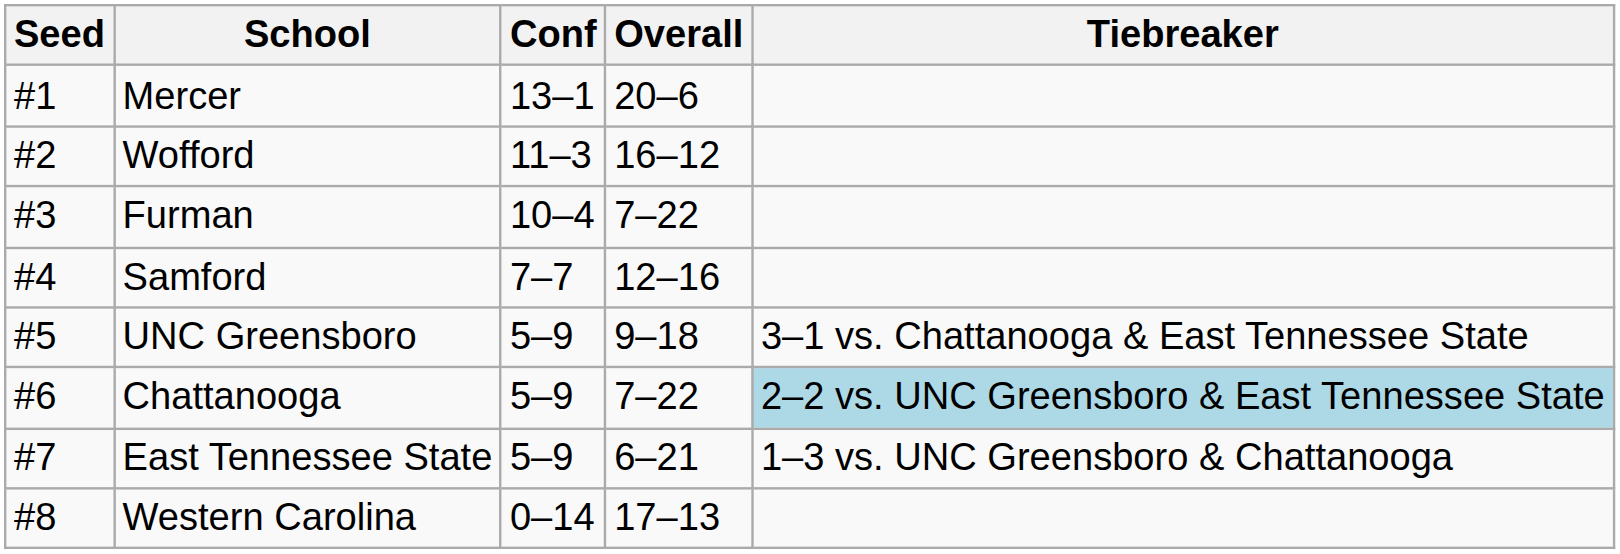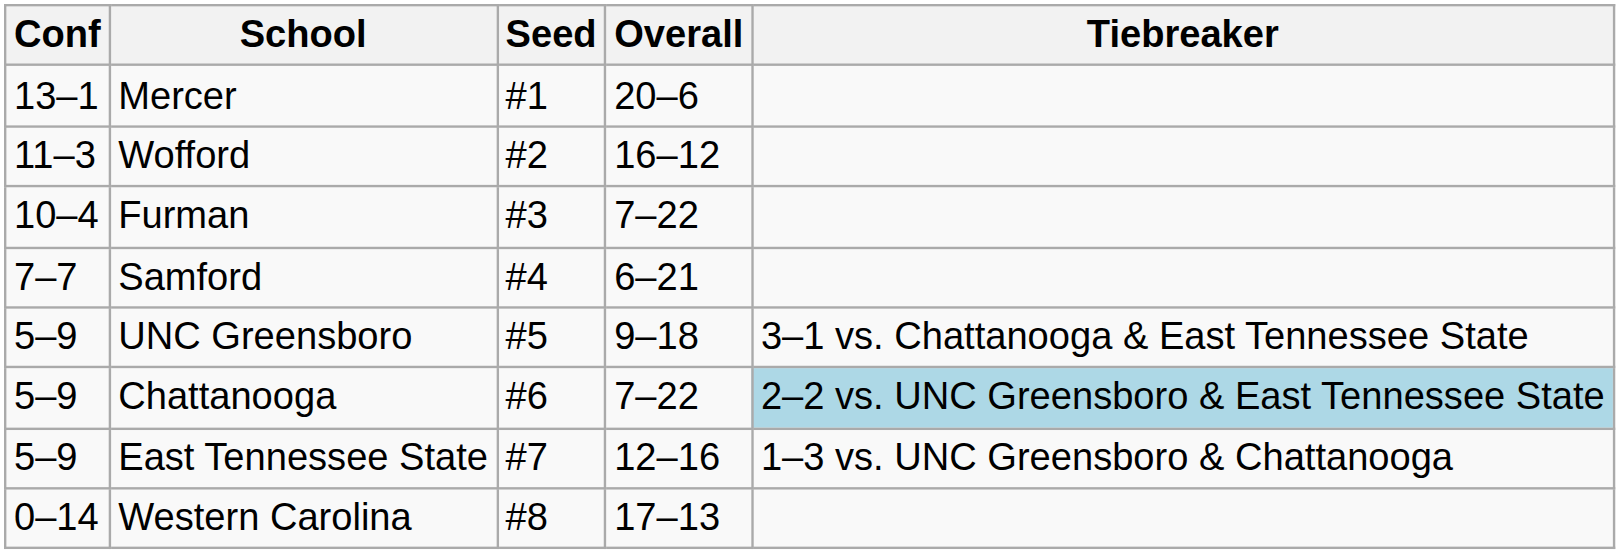columns swapped: (59, 34) <-> (553, 34)
(667, 276) 12–16 -> (657, 276) 6–21
(657, 457) 6–21 -> (667, 457) 12–16
